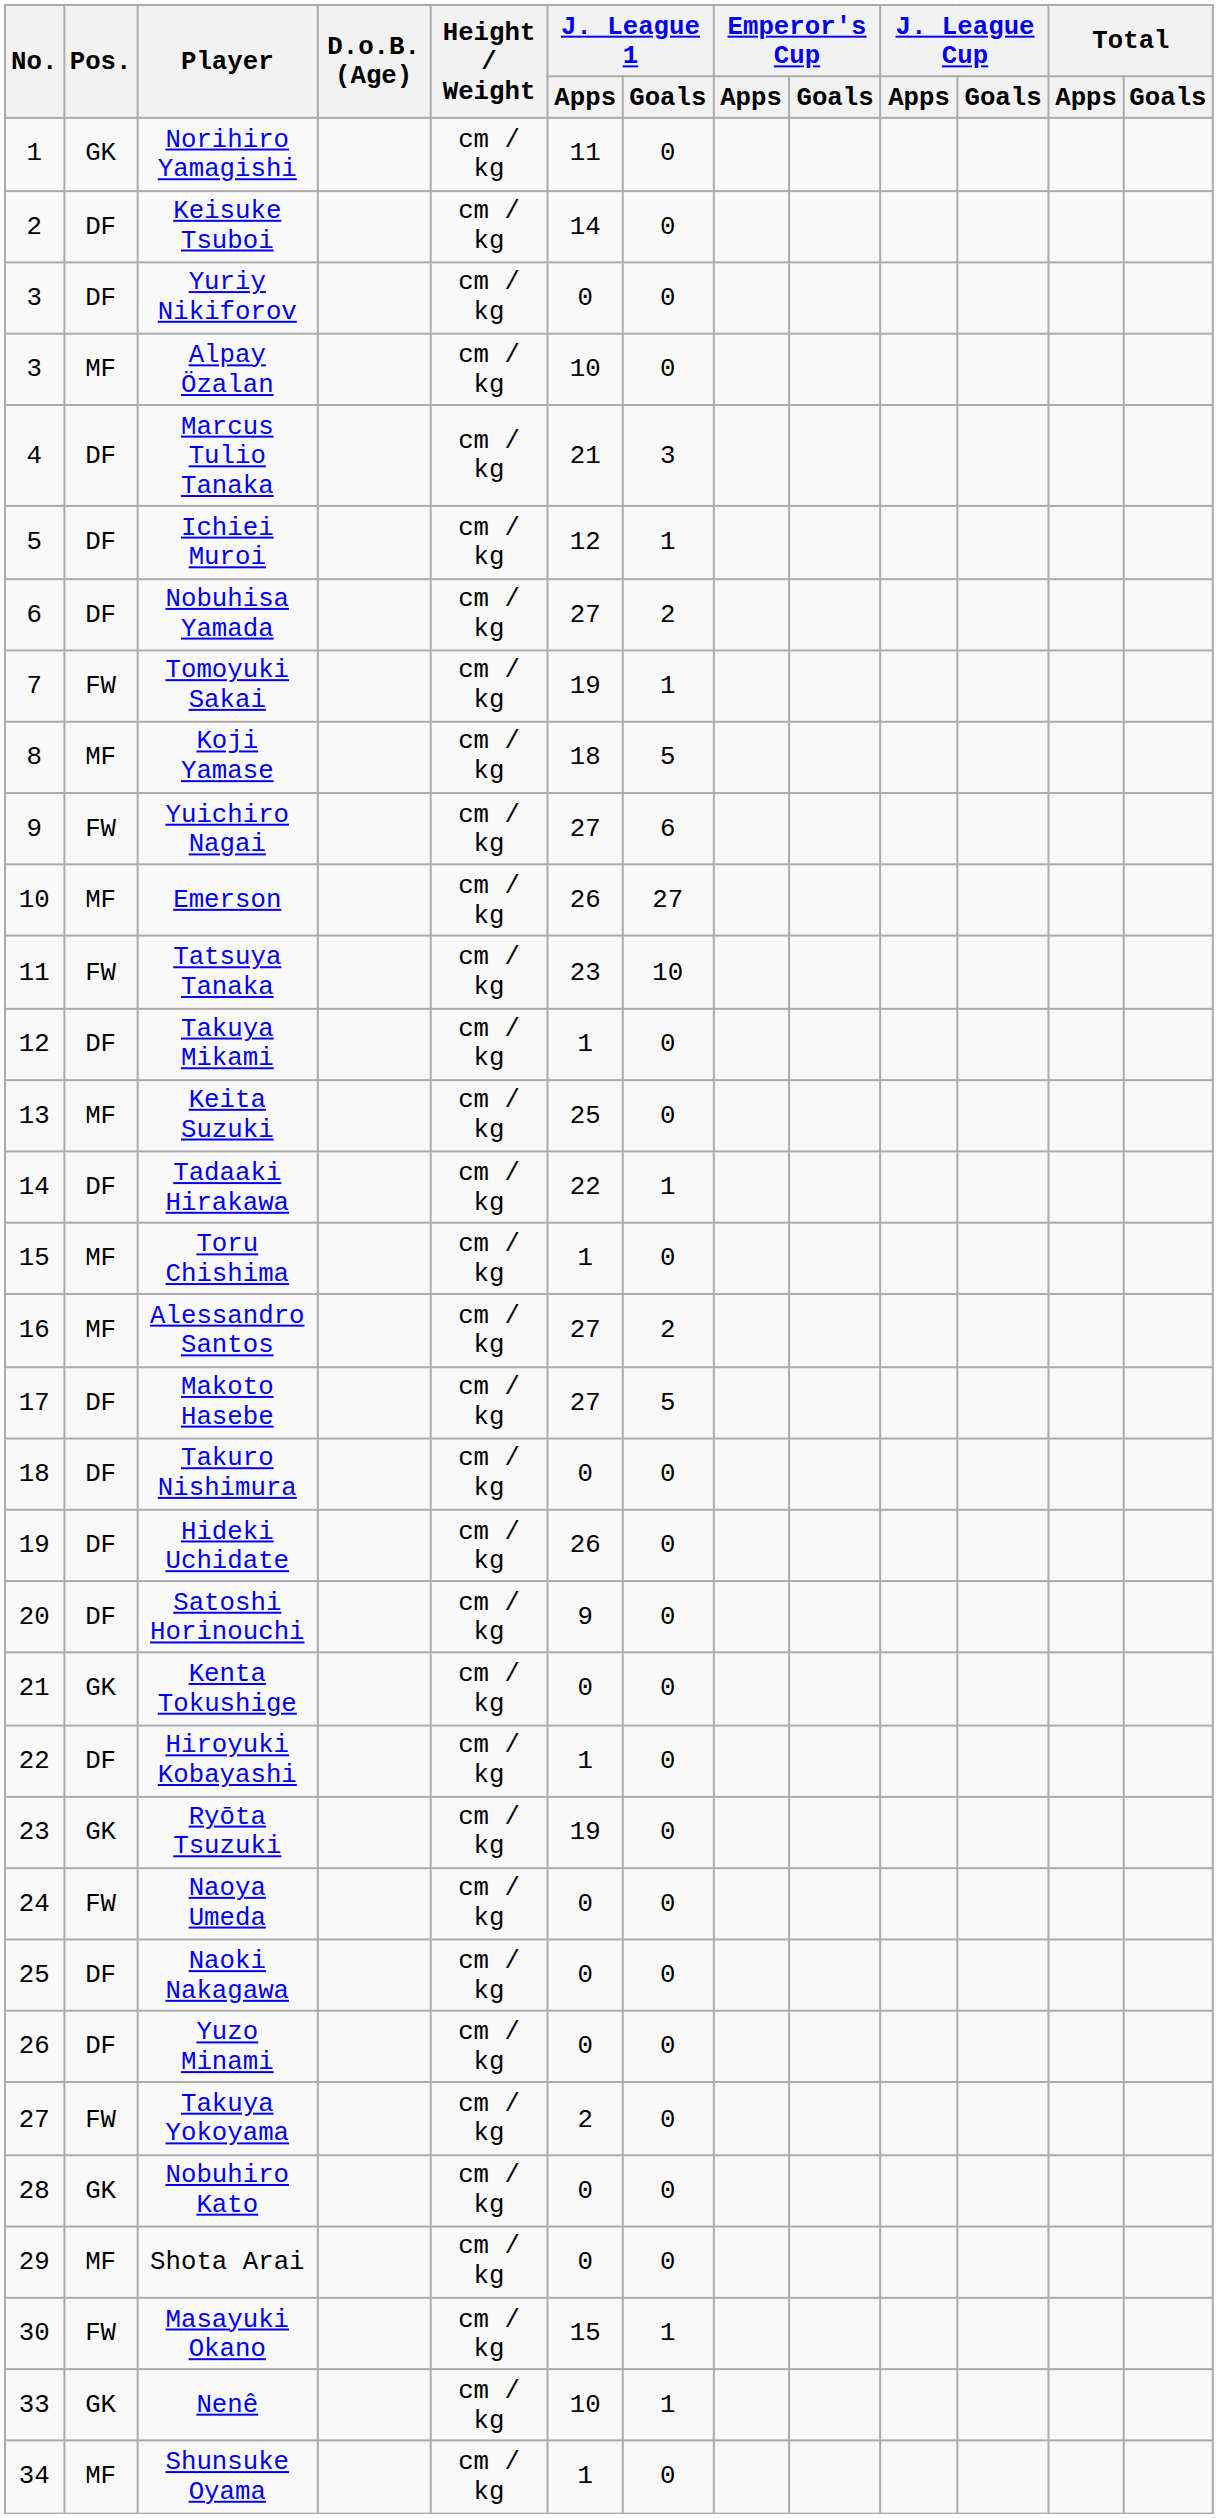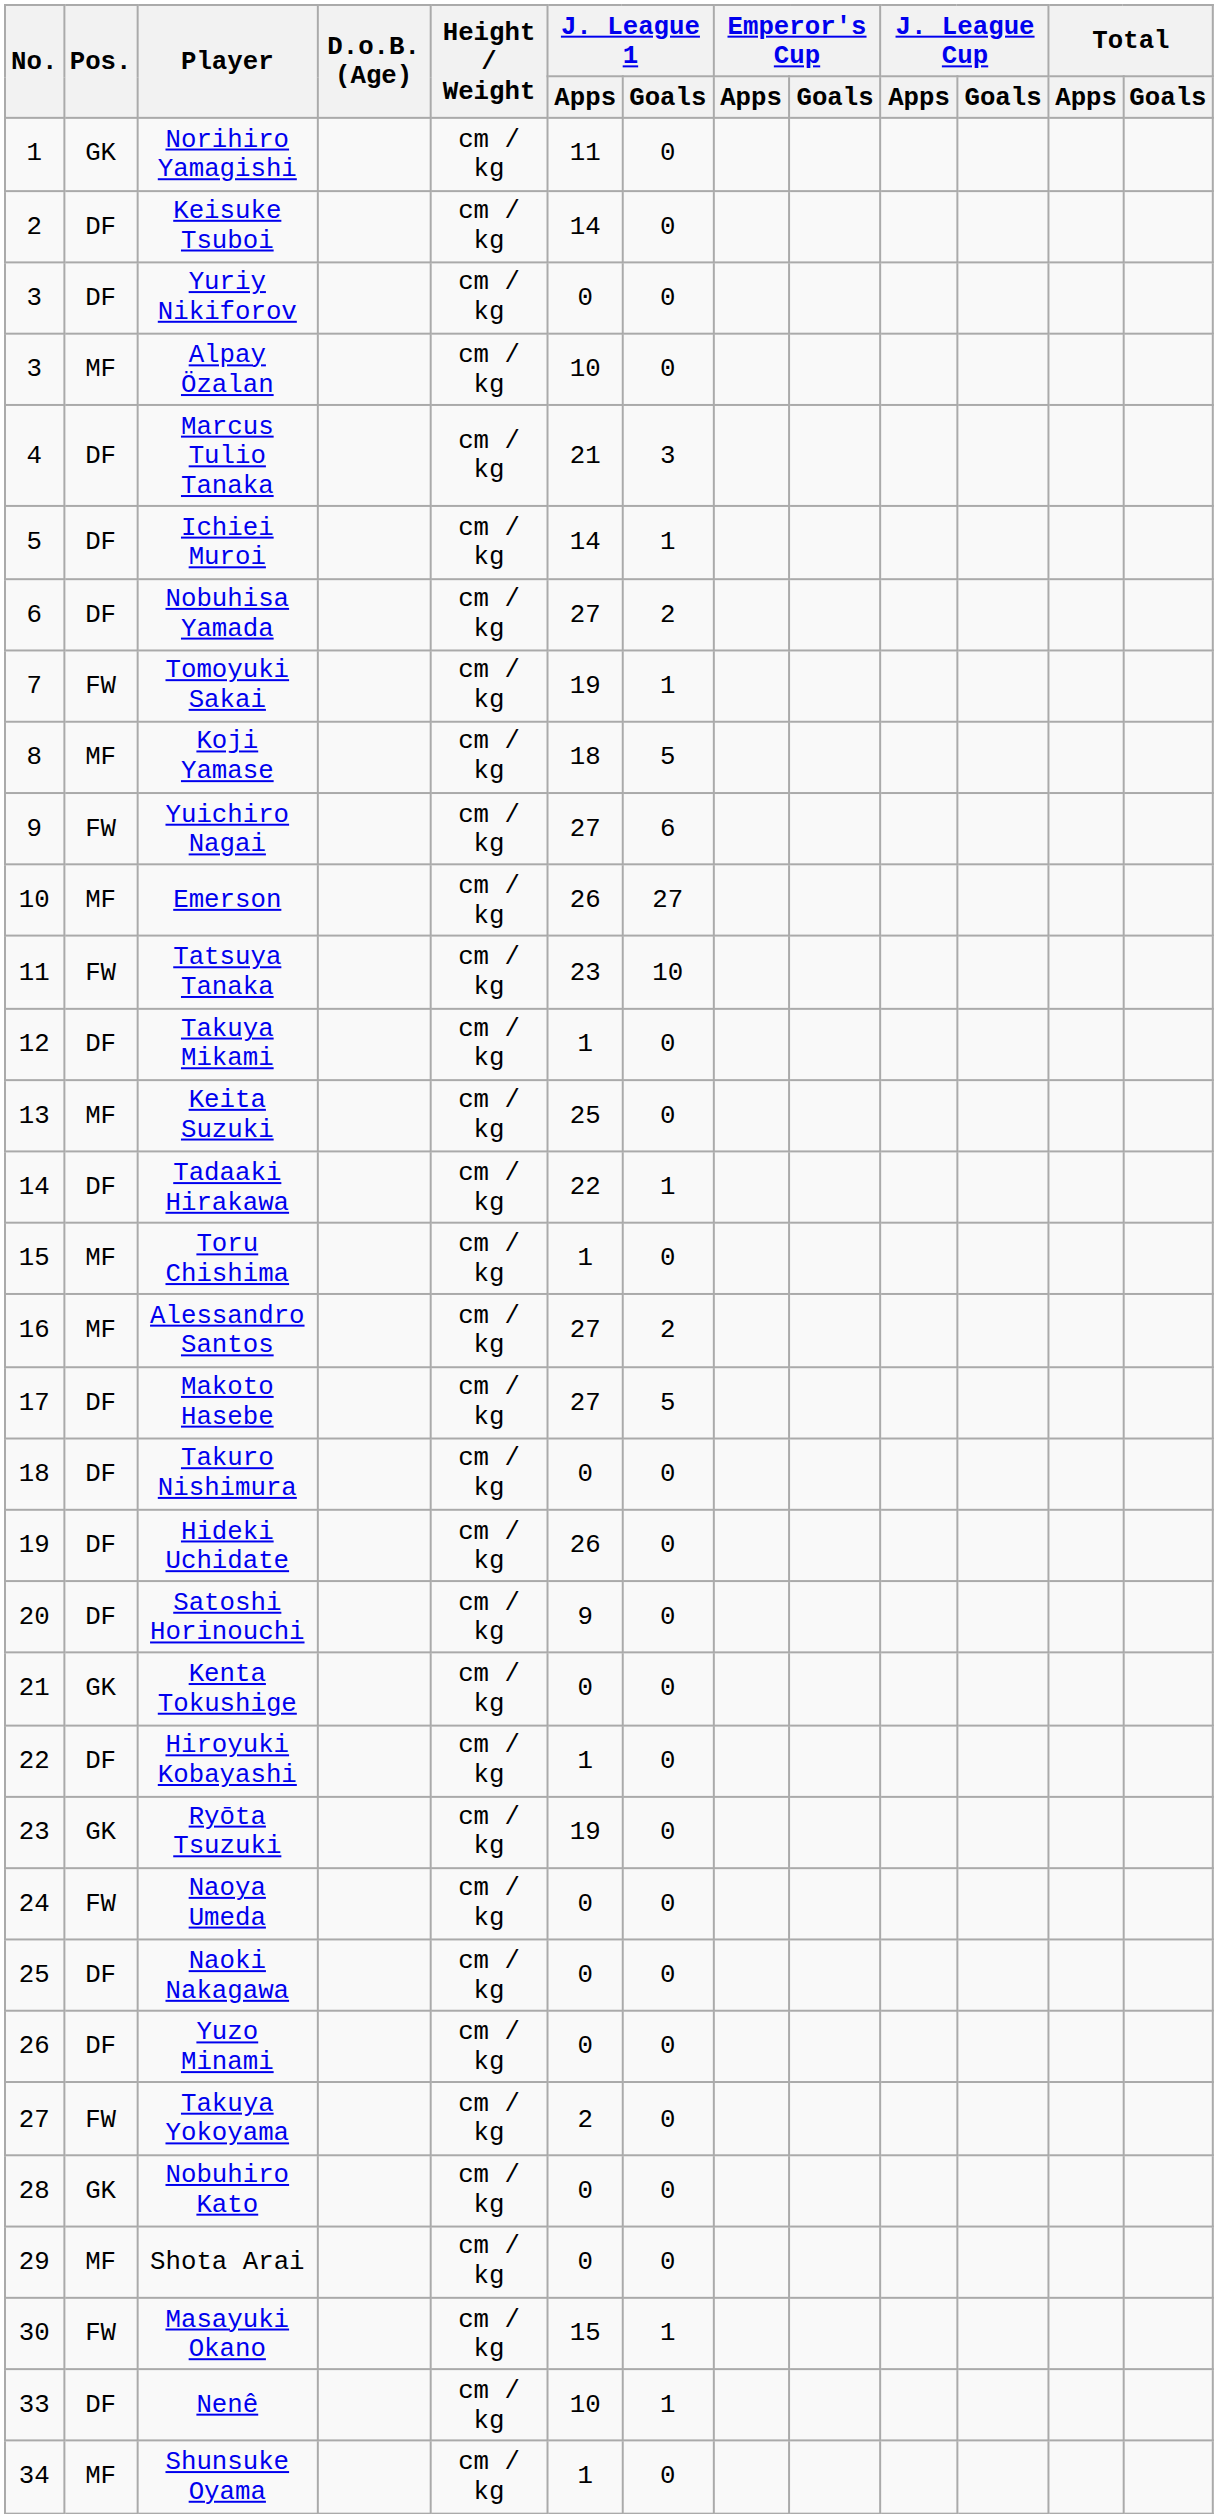(585, 542) 12 -> (585, 542) 14
(101, 2405) GK -> (101, 2405) DF
